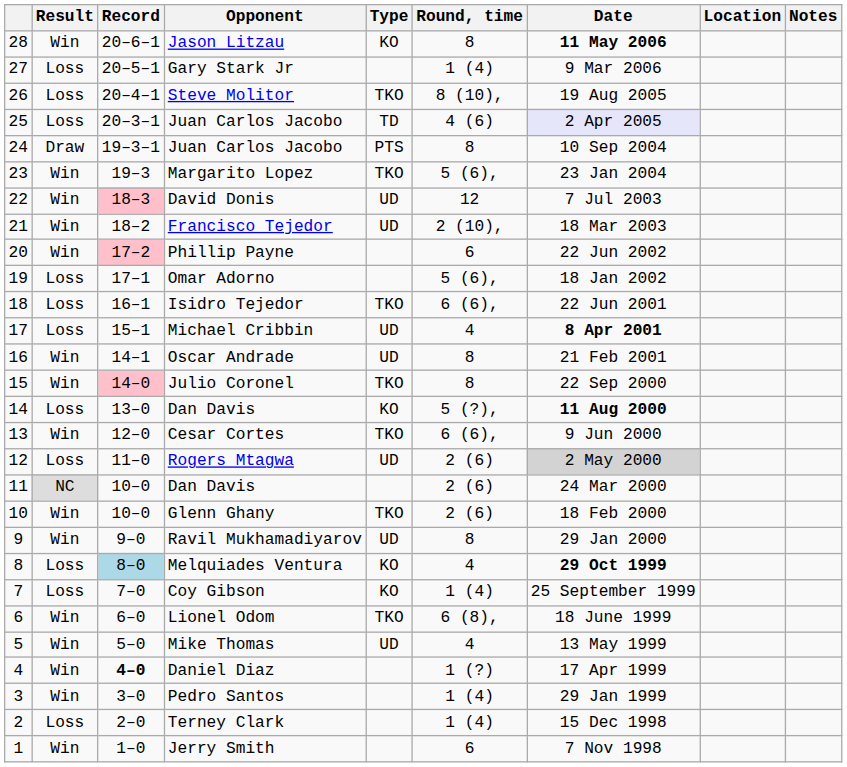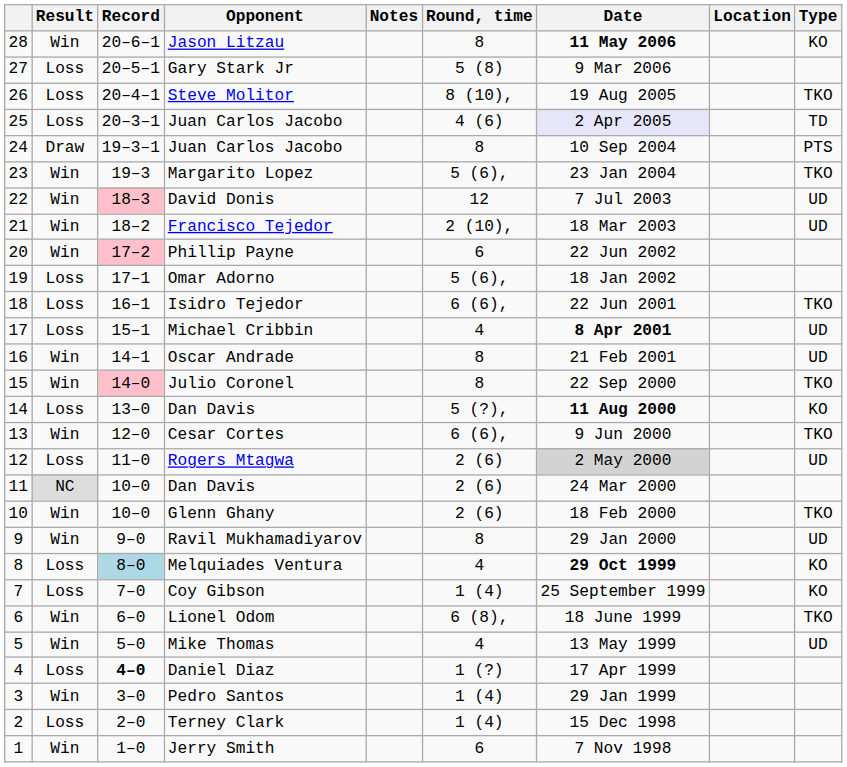columns swapped: (389, 18) <-> (813, 18)
(470, 70) 1 (4) -> (479, 70) 5 (8)
(65, 671) Win -> (65, 671) Loss
